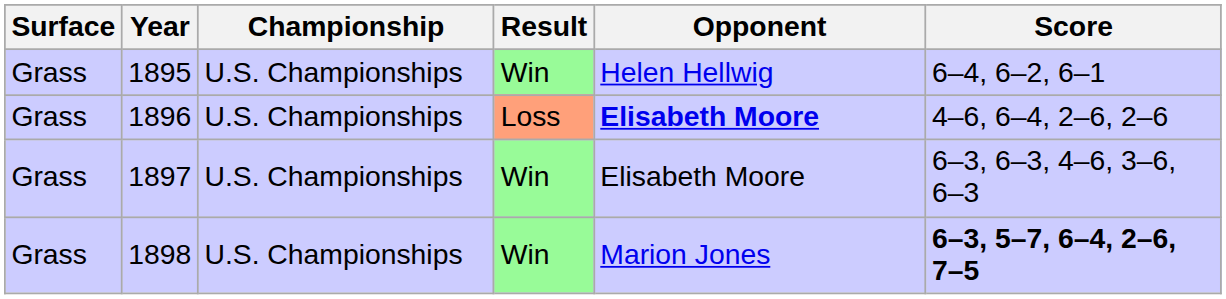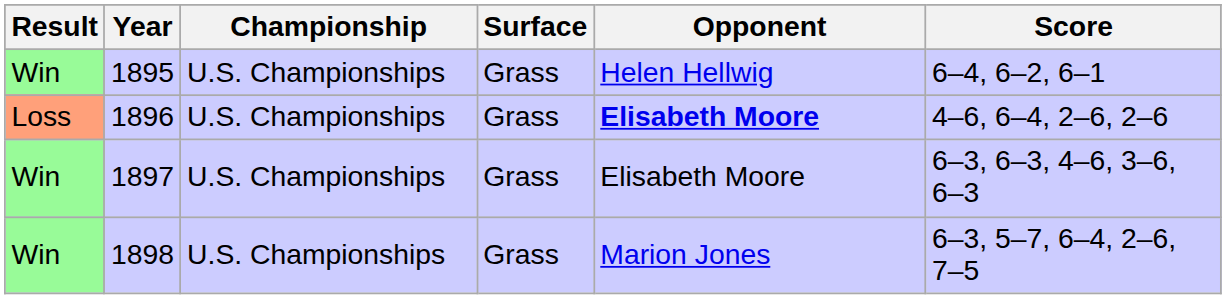columns swapped: (544, 26) <-> (63, 26)
(1054, 254) bold -> (1054, 254) normal
